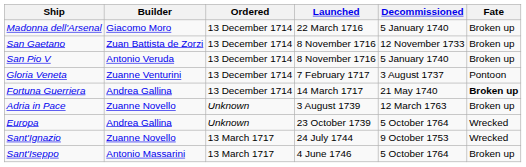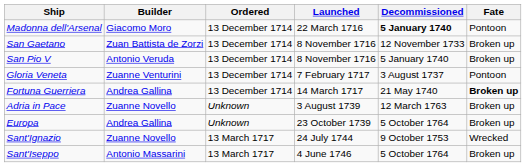(414, 28) normal -> (416, 28) bold
(492, 28) Broken up -> (488, 28) Pontoon
(489, 122) Wrecked -> (492, 122) Broken up
